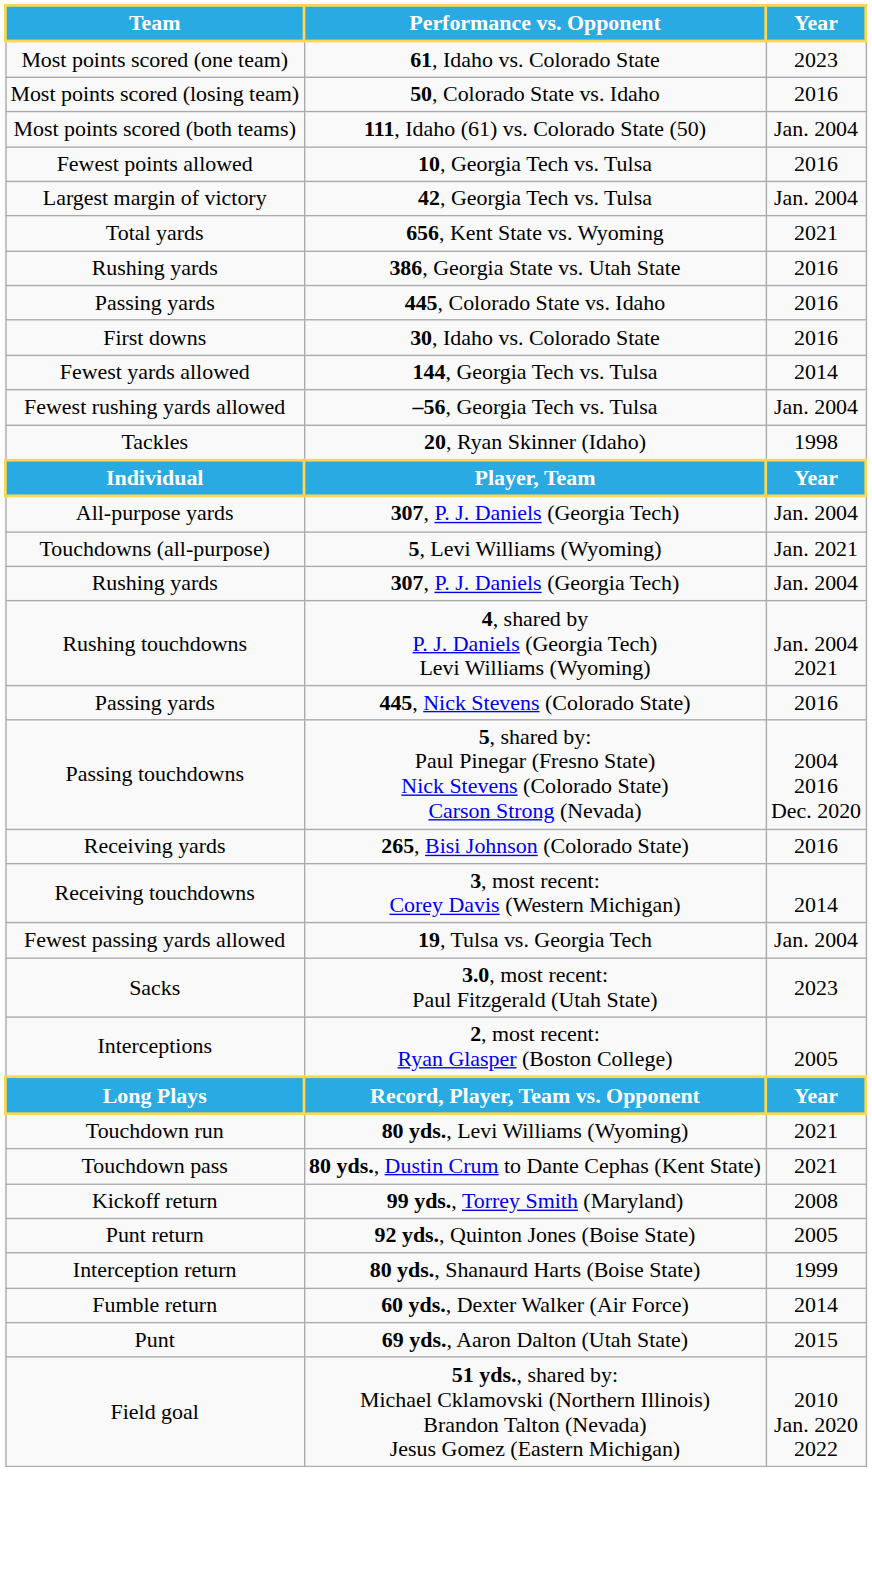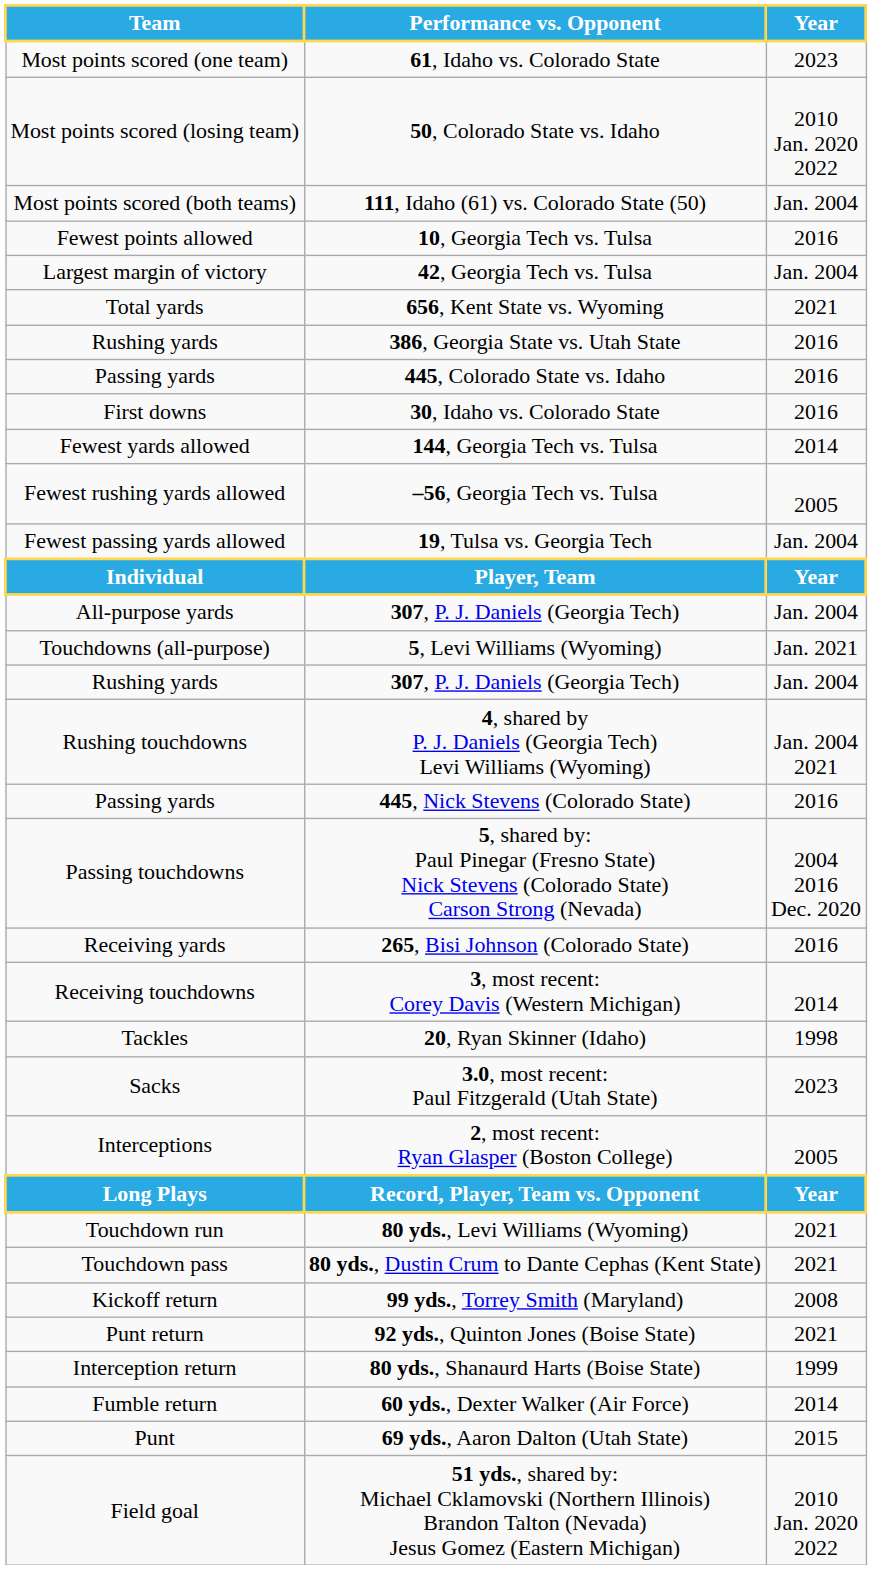(816, 94) 2016 -> (816, 143) 2010 Jan. 2020 2022
(816, 407) Jan. 2004 -> (816, 505) 2005
rows swapped: (155, 940) <-> (155, 441)
(816, 1235) 2005 -> (816, 1334) 2021
